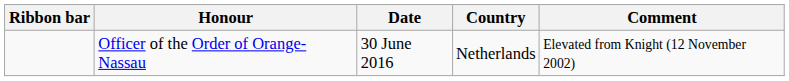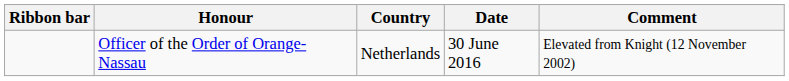columns swapped: (496, 17) <-> (404, 17)
